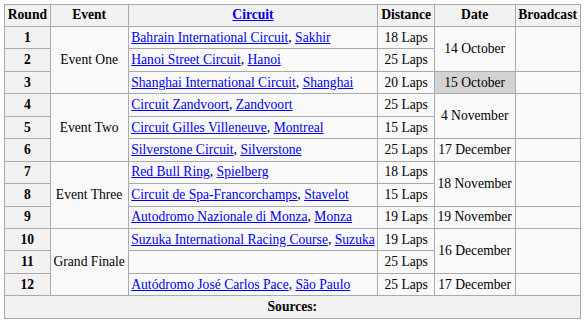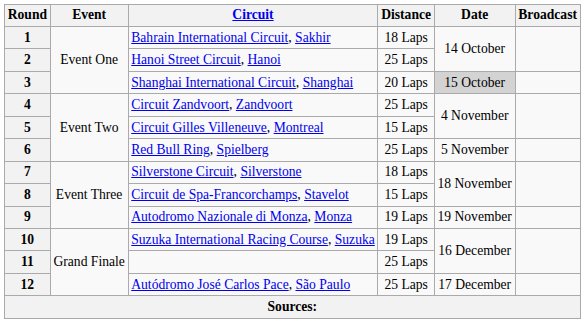(216, 149) Silverstone Circuit, Silverstone -> (200, 149) Red Bull Ring, Spielberg
(475, 149) 17 December -> (475, 149) 5 November
(200, 172) Red Bull Ring, Spielberg -> (216, 172) Silverstone Circuit, Silverstone
